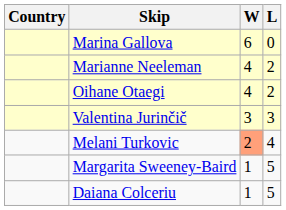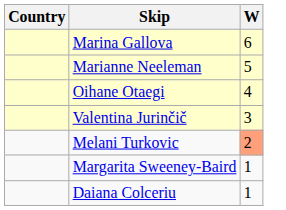- column: (272, 17)
(248, 67) 4 -> (248, 67) 5
